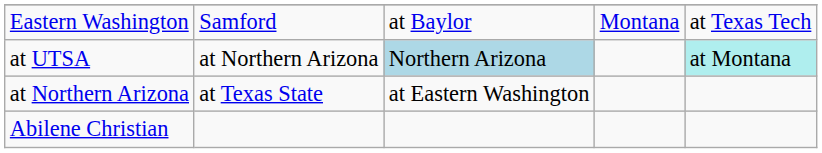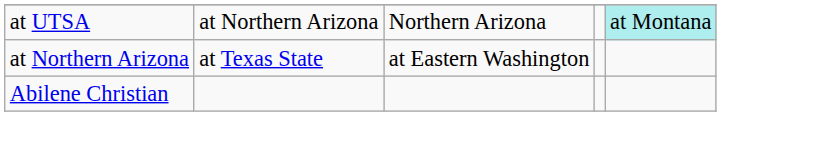- row: (99, 22)
(467, 57) lightblue background -> (467, 22) no background
